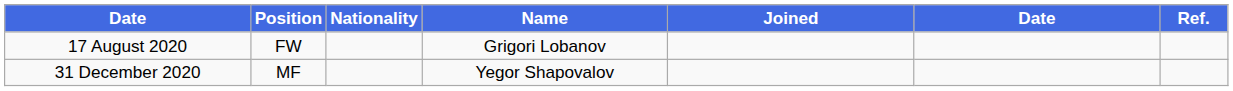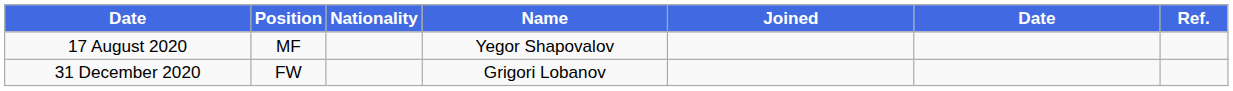(288, 46) FW -> (288, 46) MF
(545, 46) Grigori Lobanov -> (545, 46) Yegor Shapovalov
(288, 73) MF -> (288, 73) FW
(545, 73) Yegor Shapovalov -> (545, 73) Grigori Lobanov
